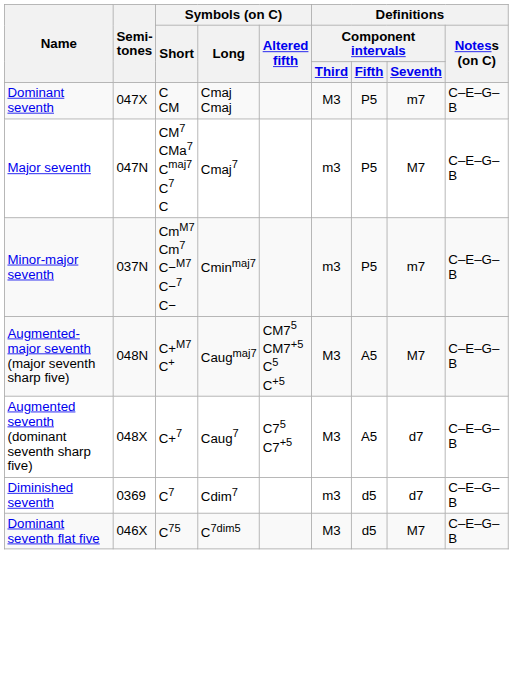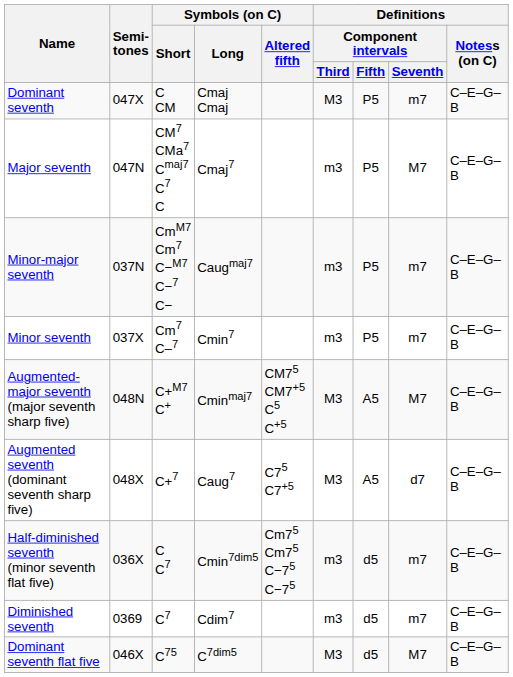(228, 266) Cminmaj7 -> (225, 266) Caugmaj7
+ row: (49, 337)
(229, 356) Caugmaj7 -> (225, 399) Cminmaj7
+ row: (53, 560)
(416, 495) d7 -> (418, 618) m7
